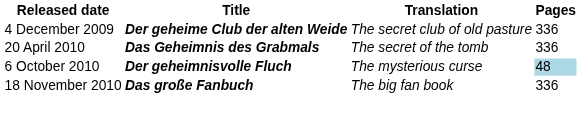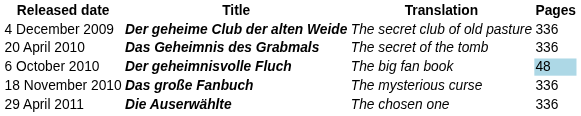(417, 67) The mysterious curse -> (402, 67) The big fan book
(402, 86) The big fan book -> (417, 86) The mysterious curse
+ row: (44, 104)
